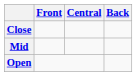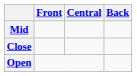rows swapped: (19, 29) <-> (19, 46)
